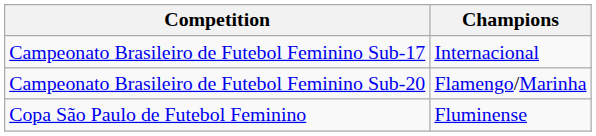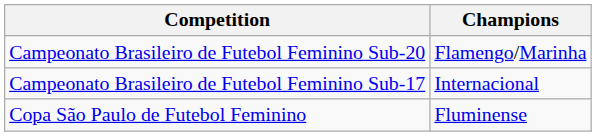rows swapped: (217, 83) <-> (217, 51)
